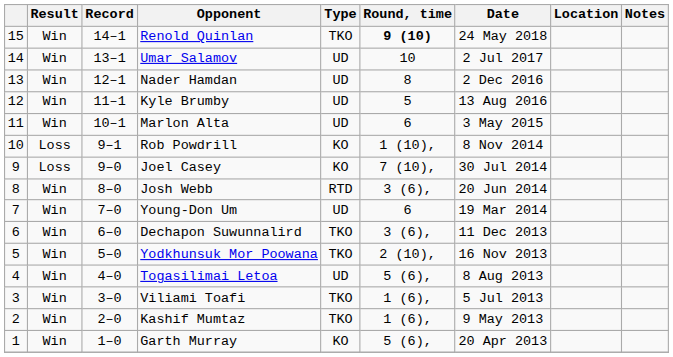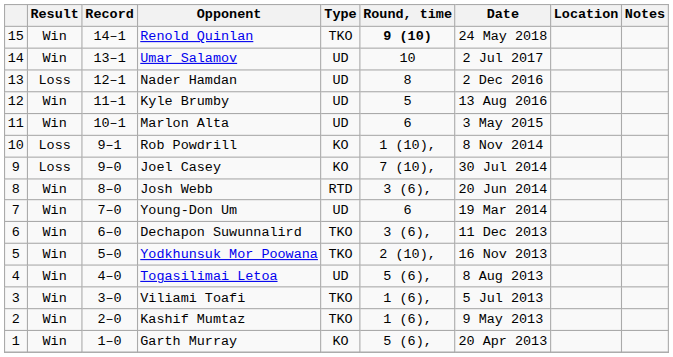(55, 81) Win -> (55, 81) Loss
